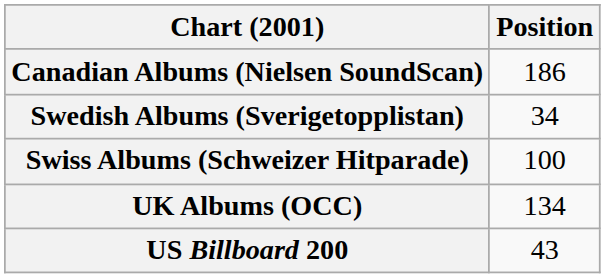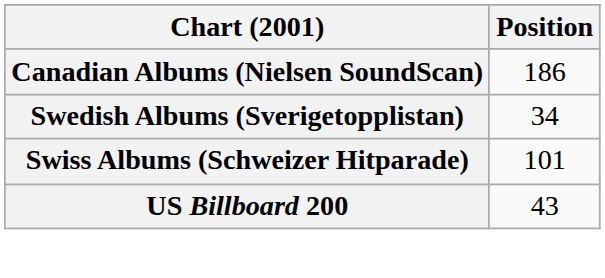(545, 160) 100 -> (545, 160) 101
- row: (247, 205)
